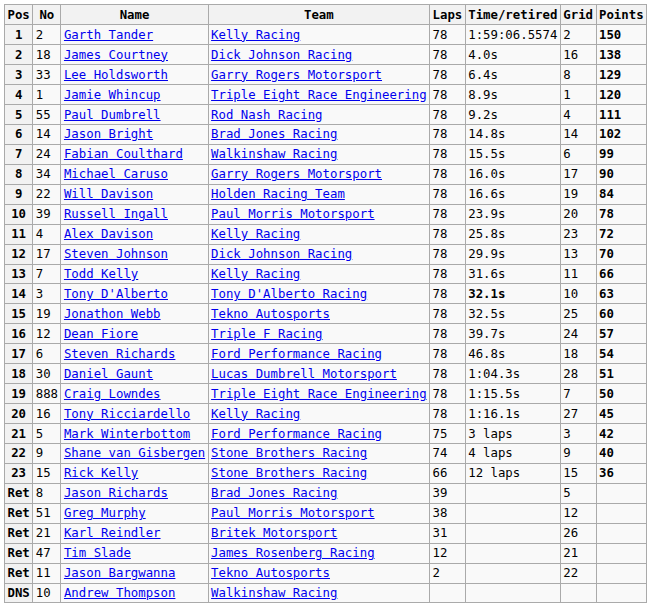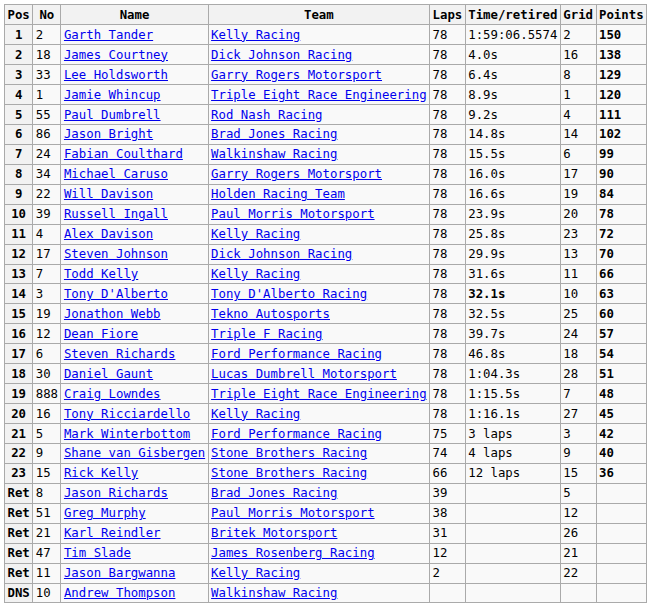(43, 134) 14 -> (43, 134) 86
(606, 394) 50 -> (606, 394) 48
(271, 573) Tekno Autosports -> (256, 573) Kelly Racing
